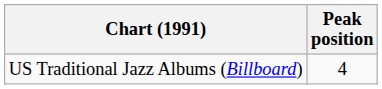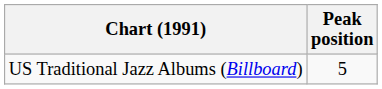(342, 68) 4 -> (342, 68) 5
